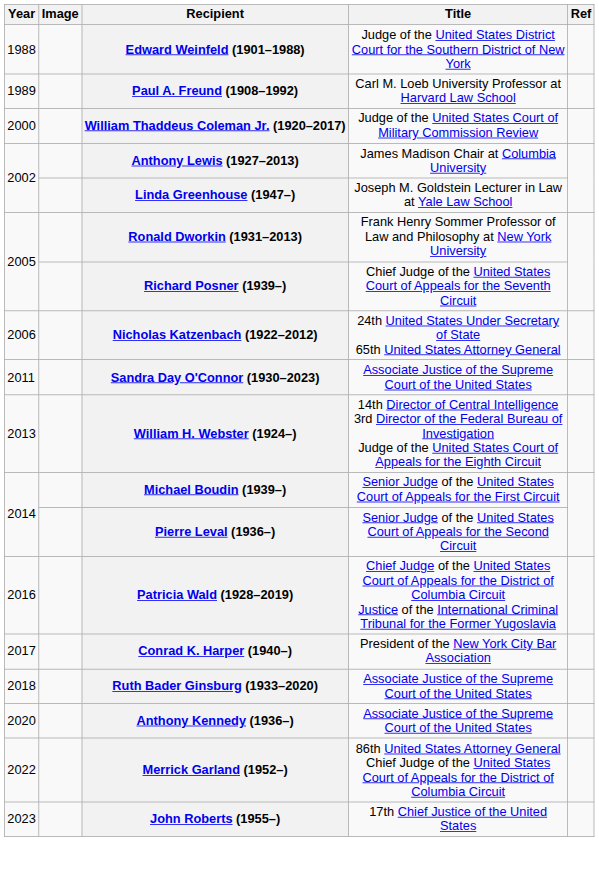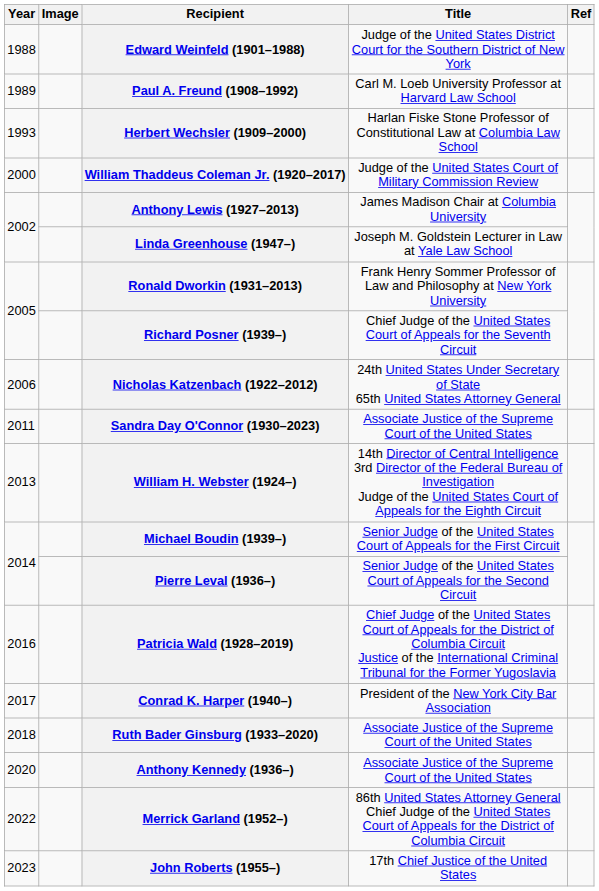+ row: (215, 133)
